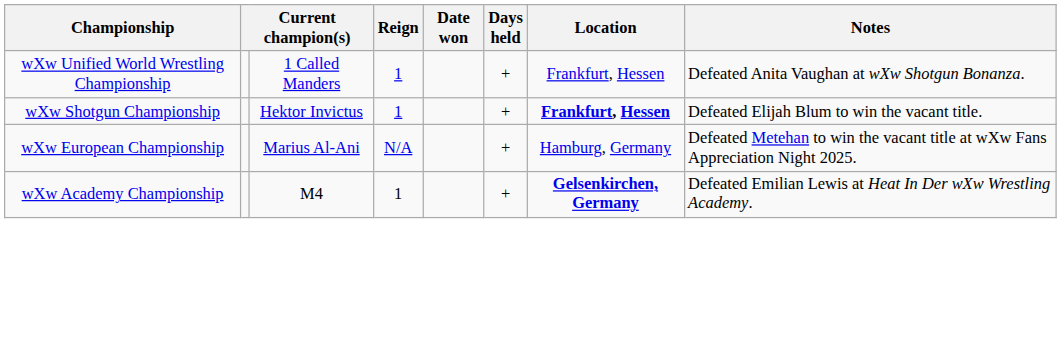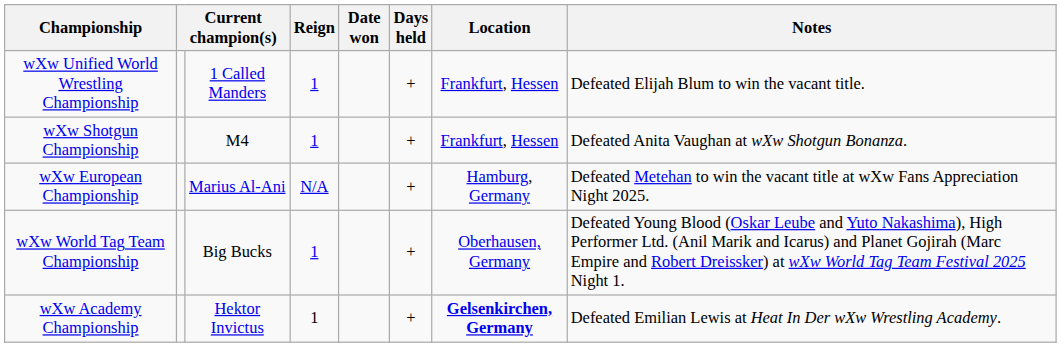(856, 73) Defeated Anita Vaughan at wXw Shotgun Bonanza. -> (718, 83) Defeated Elijah Blum to win the vacant title.
(312, 110) Hektor Invictus -> (237, 139) M4
(605, 110) bold -> (499, 139) normal
(835, 110) Defeated Elijah Blum to win the vacant title. -> (739, 139) Defeated Anita Vaughan at wXw Shotgun Bonanza.
+ row: (91, 252)
(312, 194) M4 -> (237, 317) Hektor Invictus
